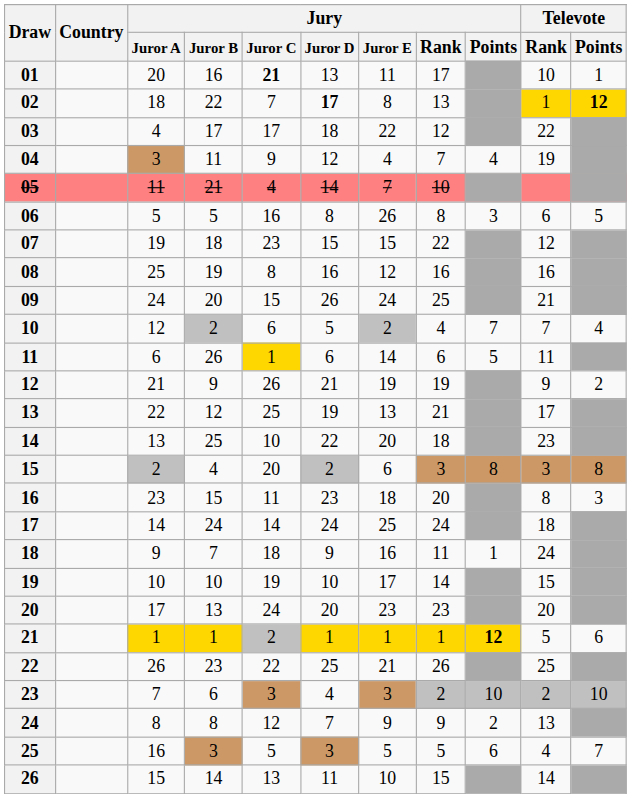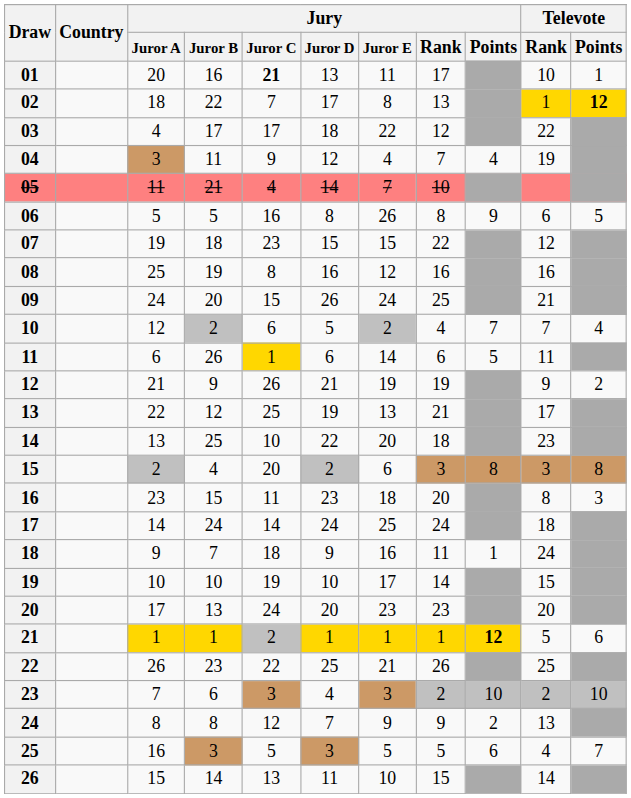(330, 103) bold -> (330, 103) normal
(493, 215) 3 -> (493, 215) 9
